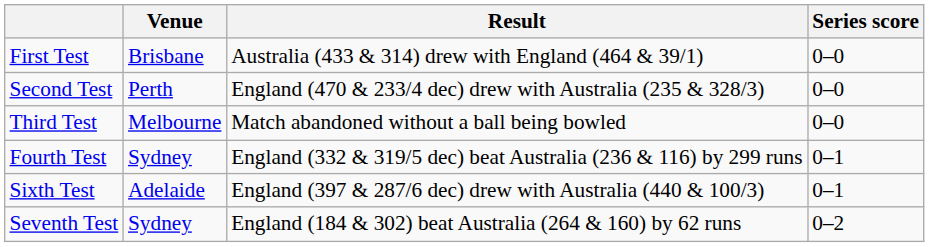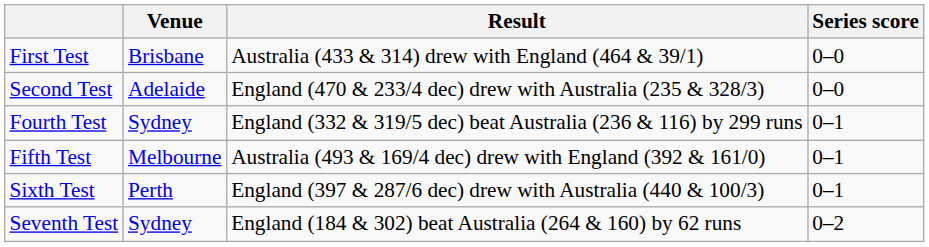(150, 88) Perth -> (166, 88) Adelaide
- row: (53, 122)
+ row: (50, 156)
(166, 190) Adelaide -> (150, 190) Perth
